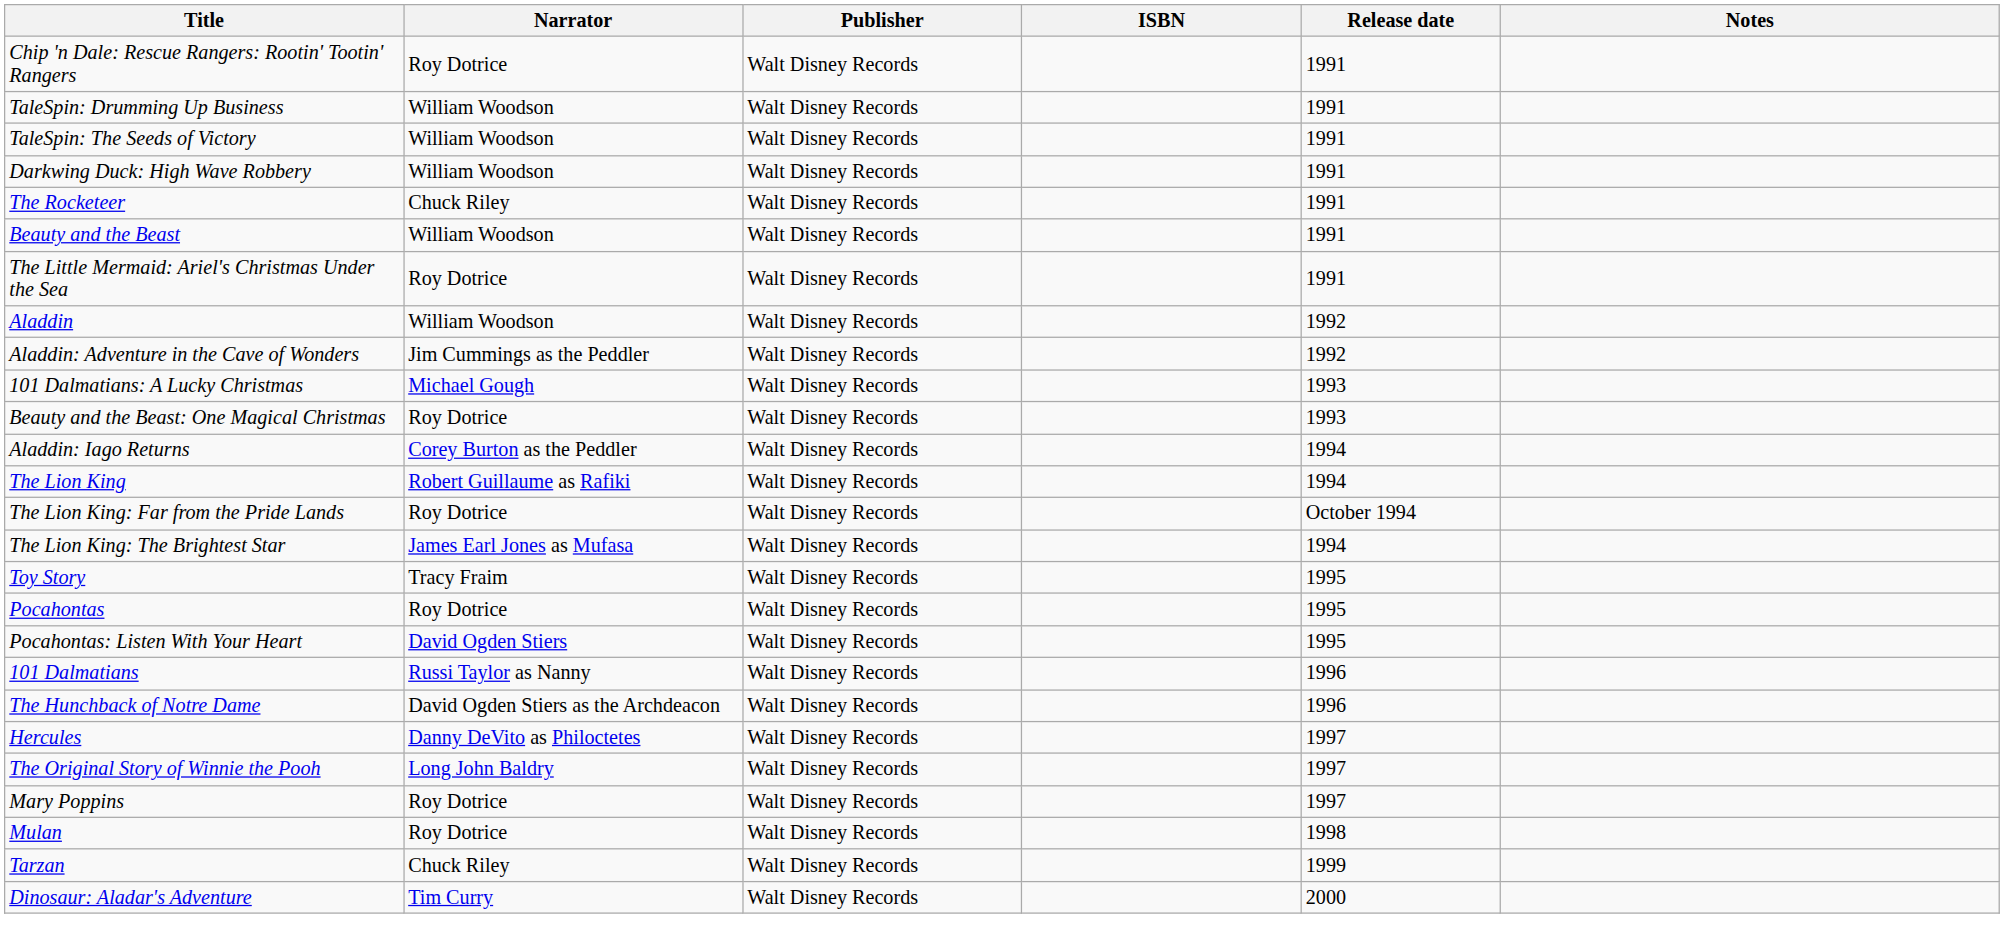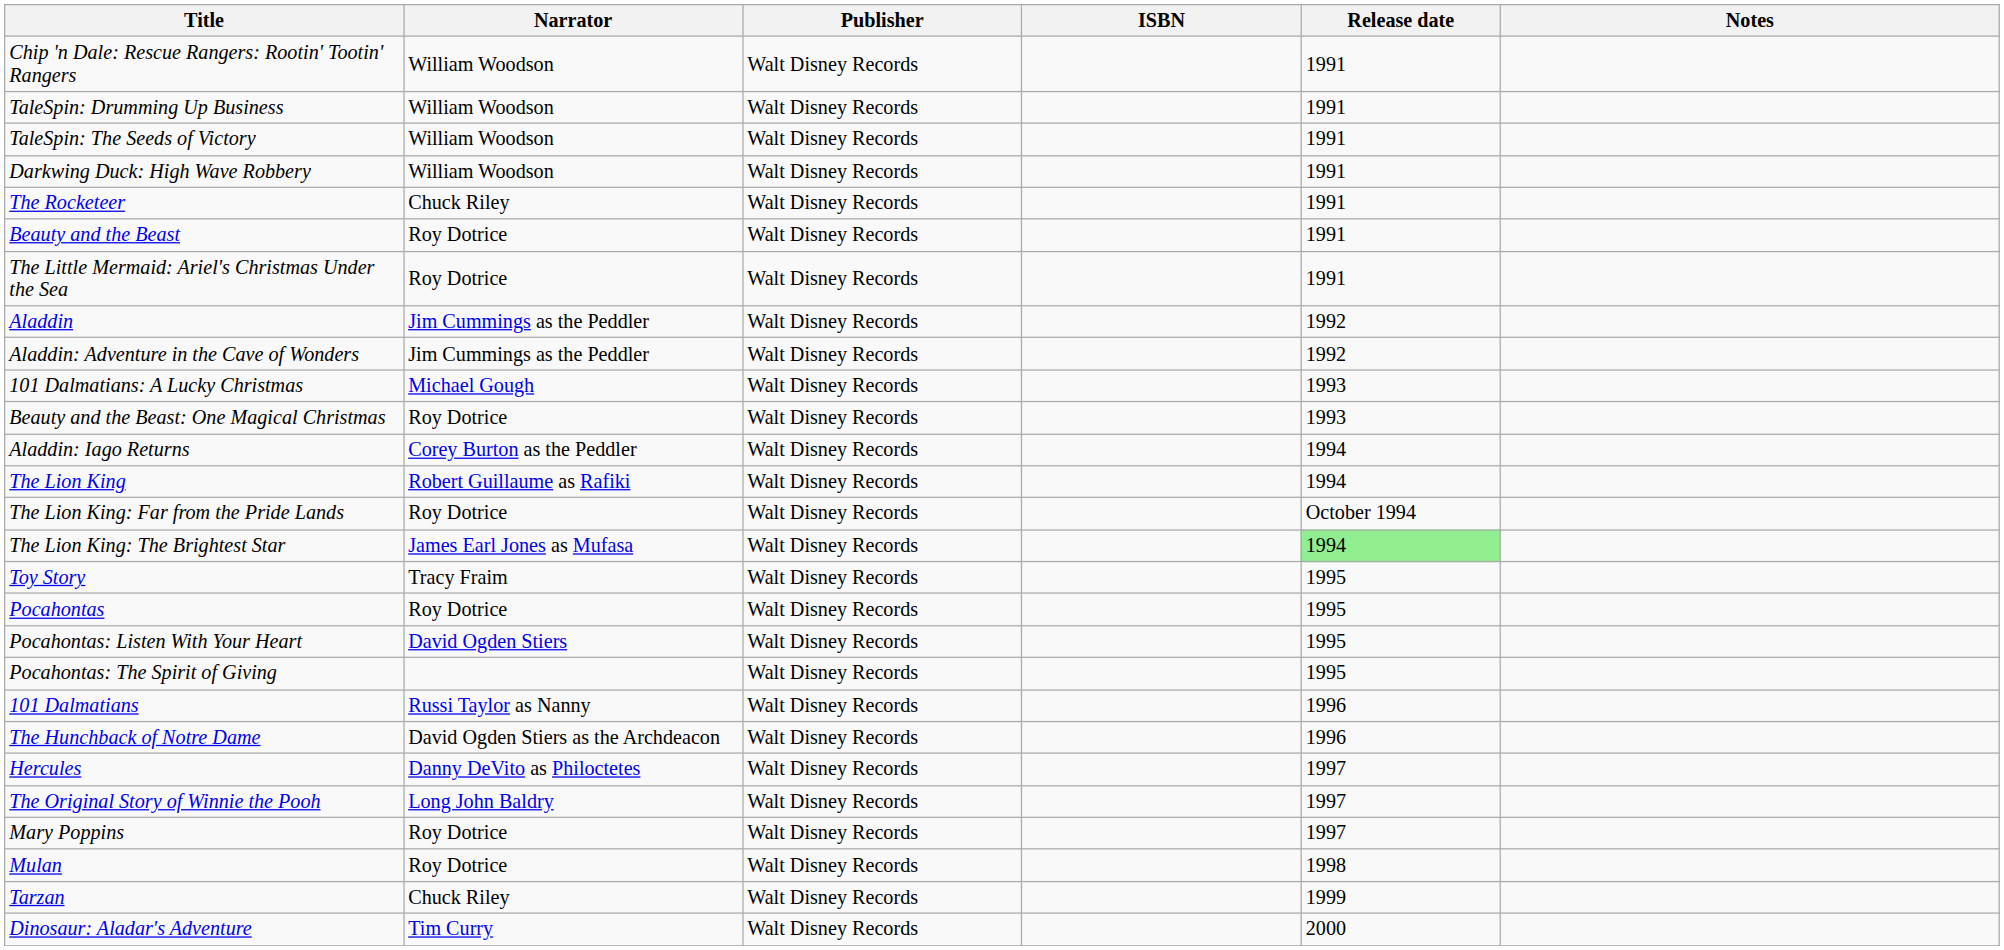(458, 63) Roy Dotrice -> (481, 63) William Woodson
(481, 235) William Woodson -> (458, 235) Roy Dotrice
(481, 321) William Woodson -> (529, 321) Jim Cummings as the Peddler
(1326, 545) no background -> (1326, 545) lightgreen background
+ row: (143, 673)
